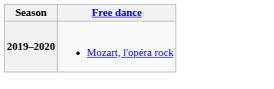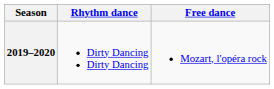+ column: (104, 13)
